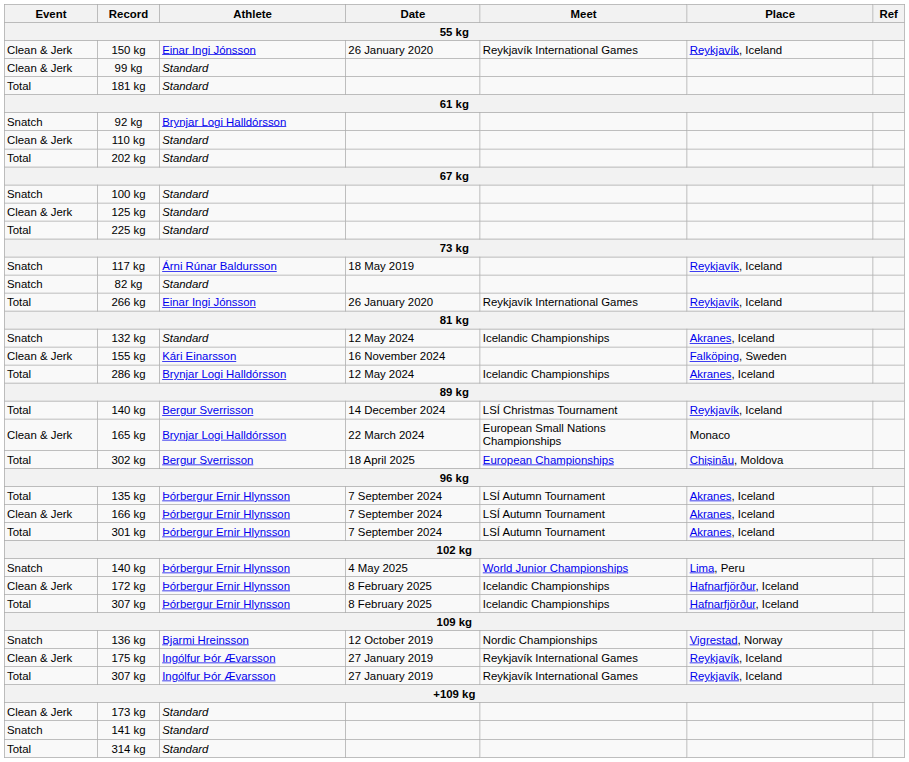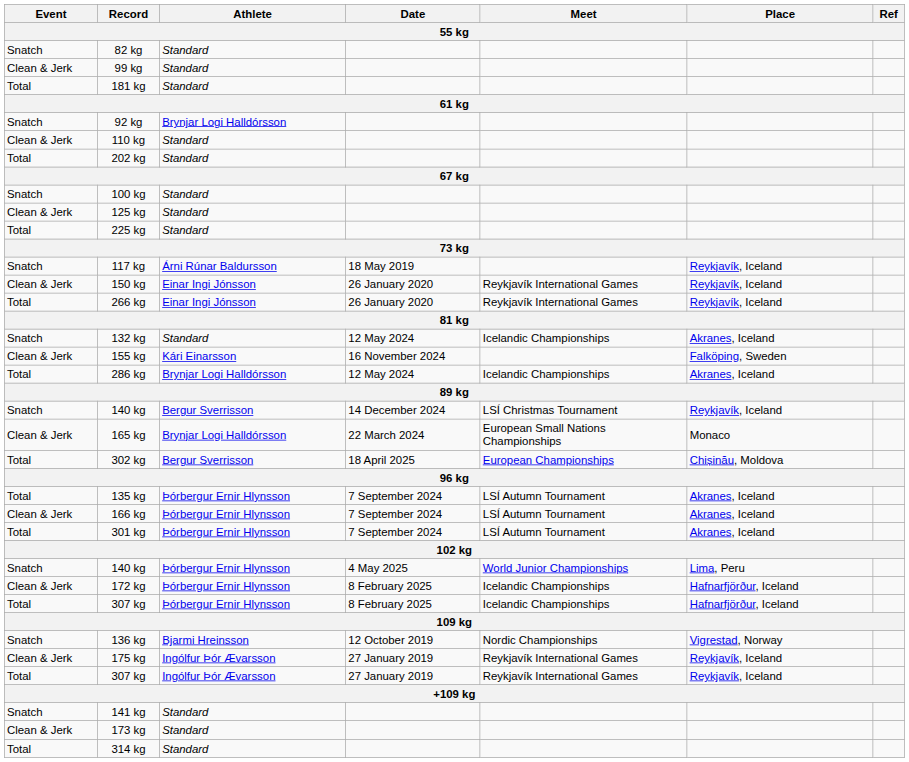rows swapped: (128, 284) <-> (128, 50)
(19, 411) Total -> (25, 411) Snatch
rows swapped: (128, 730) <-> (128, 712)
